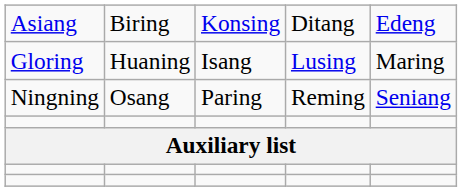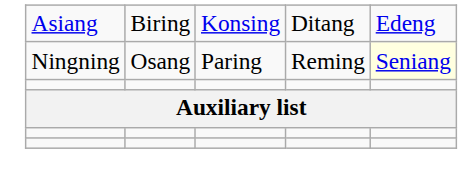- row: (47, 60)
(413, 97) no background -> (413, 60) lightyellow background
